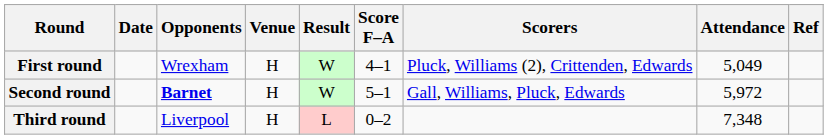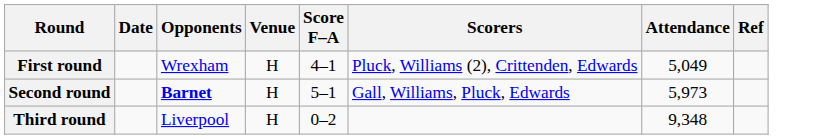- column: (327, 27)
(743, 92) 5,972 -> (688, 92) 5,973
(743, 119) 7,348 -> (688, 119) 9,348
